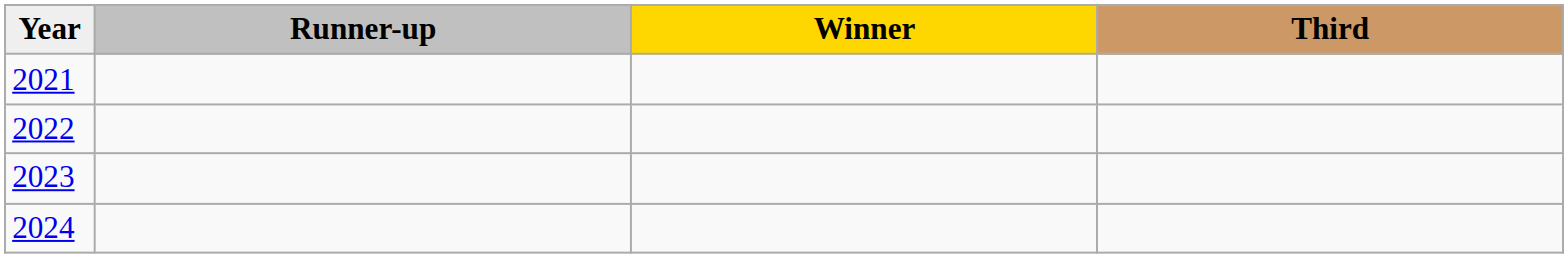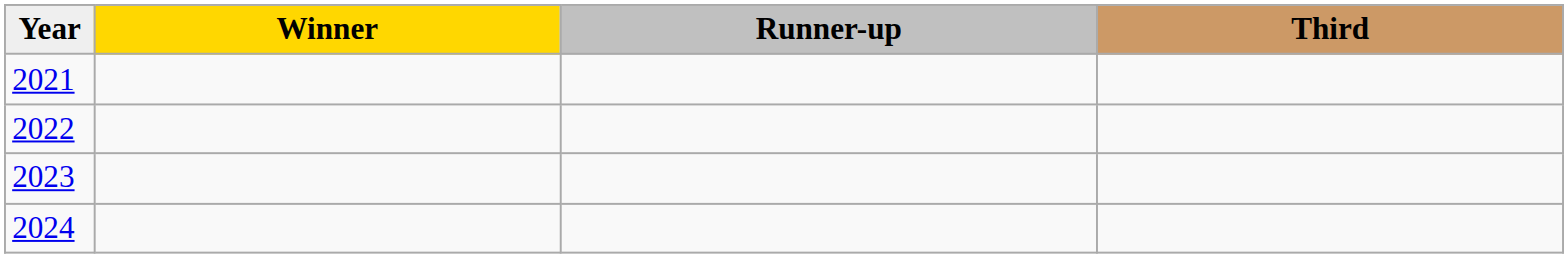columns swapped: (865, 29) <-> (363, 29)
